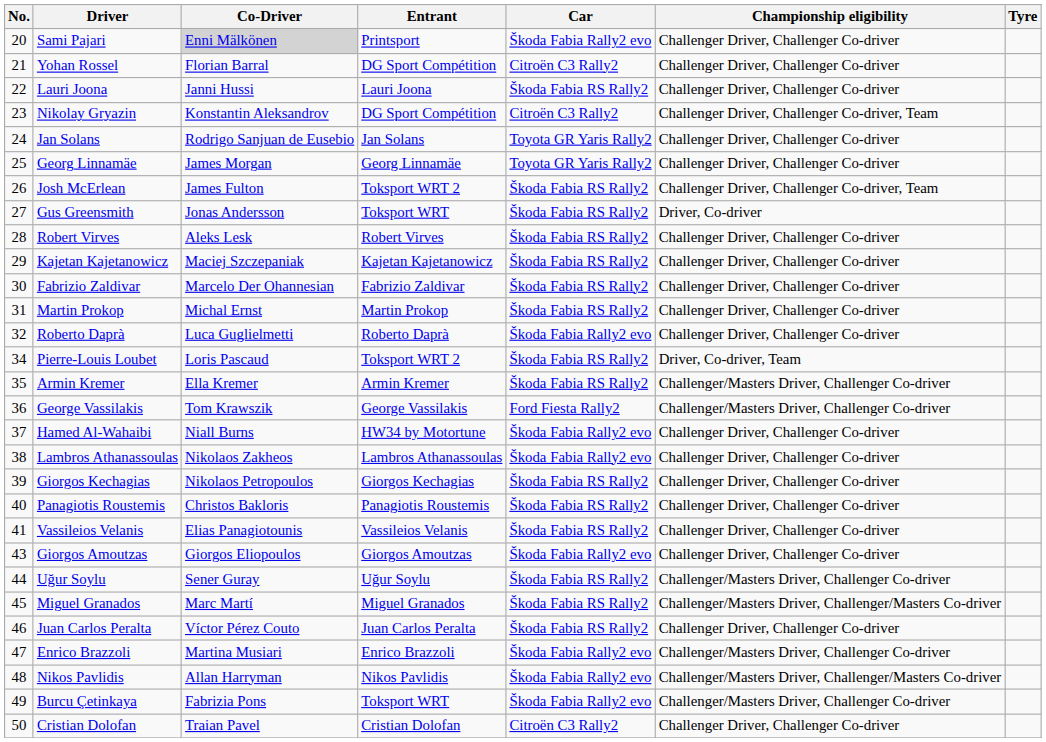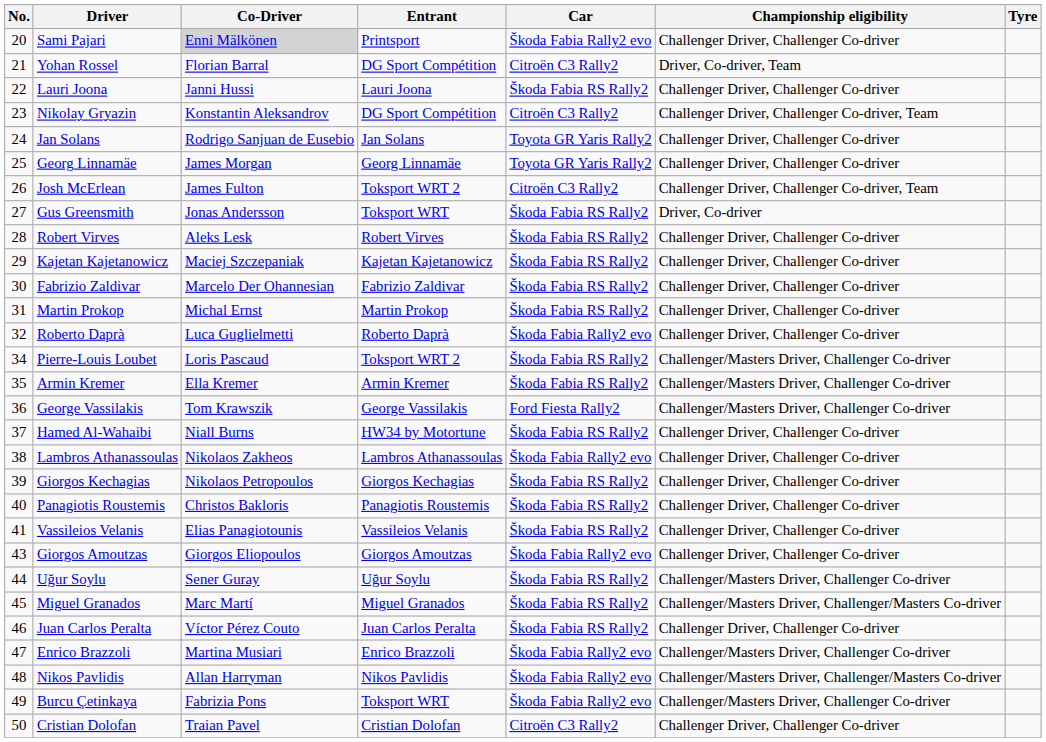(779, 65) Challenger Driver, Challenger Co-driver -> (730, 65) Driver, Co-driver, Team
(579, 187) Škoda Fabia RS Rally2 -> (564, 187) Citroën C3 Rally2
(730, 358) Driver, Co-driver, Team -> (804, 358) Challenger/Masters Driver, Challenger Co-driver
(580, 432) Škoda Fabia Rally2 evo -> (579, 432) Škoda Fabia RS Rally2
